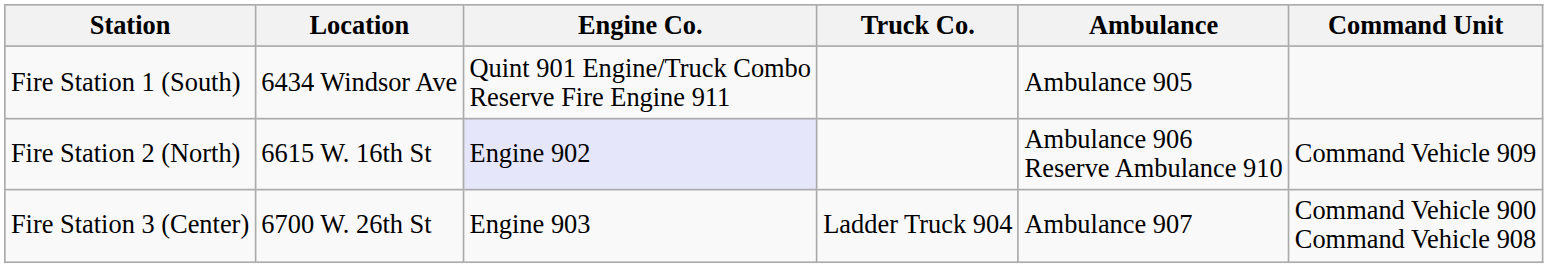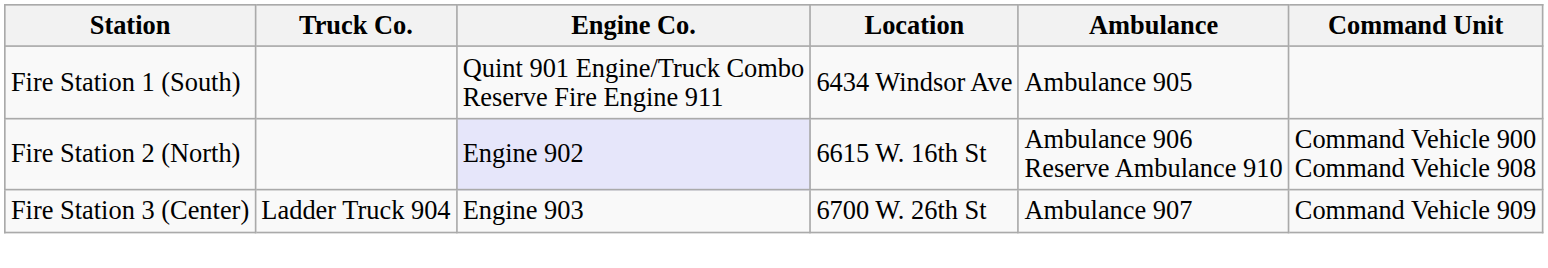columns swapped: (359, 25) <-> (918, 25)
(1416, 153) Command Vehicle 909 -> (1416, 153) Command Vehicle 900 Command Vehicle 908
(1416, 225) Command Vehicle 900 Command Vehicle 908 -> (1416, 210) Command Vehicle 909
